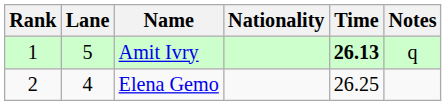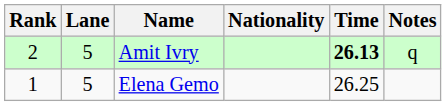(33, 52) 1 -> (33, 52) 2
(33, 84) 2 -> (33, 84) 1
(87, 84) 4 -> (87, 84) 5
